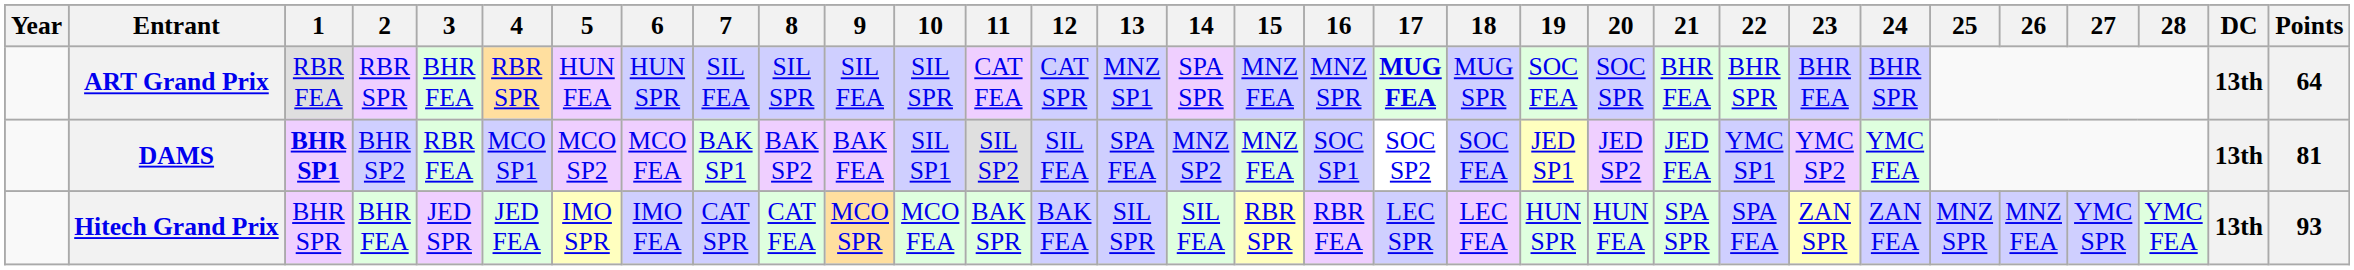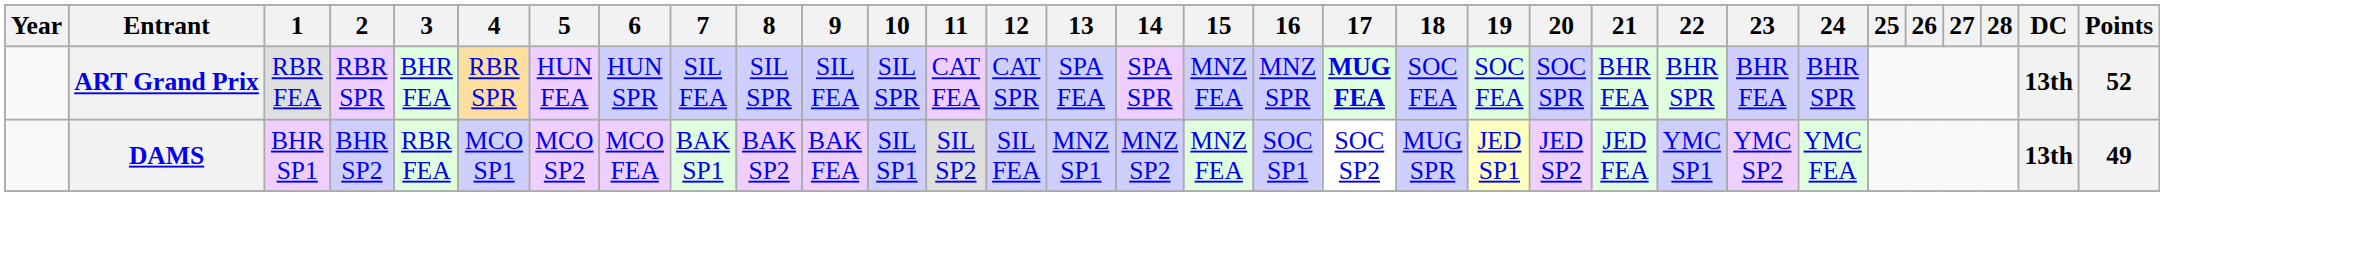(1132, 82) MNZ SP1 -> (1081, 82) SPA FEA
(1484, 82) MUG SPR -> (1433, 82) SOC FEA
(2309, 82) 64 -> (2119, 82) 52
(318, 154) bold -> (297, 154) normal
(1132, 154) SPA FEA -> (1081, 154) MNZ SP1
(1484, 154) SOC FEA -> (1433, 154) MUG SPR
(2309, 154) 81 -> (2119, 154) 49
- row: (176, 226)
